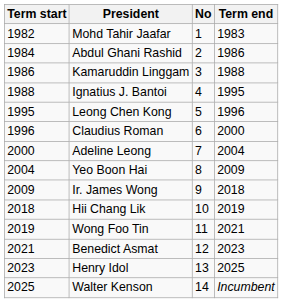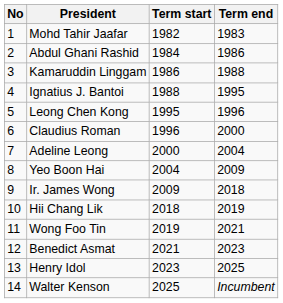columns swapped: (203, 14) <-> (37, 14)
